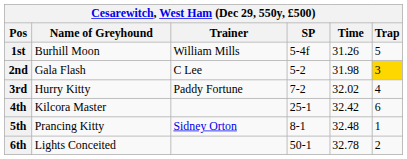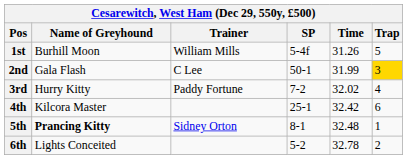(298, 70) 5-2 -> (301, 70) 50-1
(346, 70) 31.98 -> (346, 70) 31.99
(69, 126) normal -> (72, 126) bold
(301, 145) 50-1 -> (298, 145) 5-2
